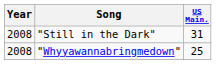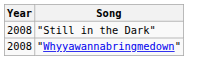- column: (197, 15)
